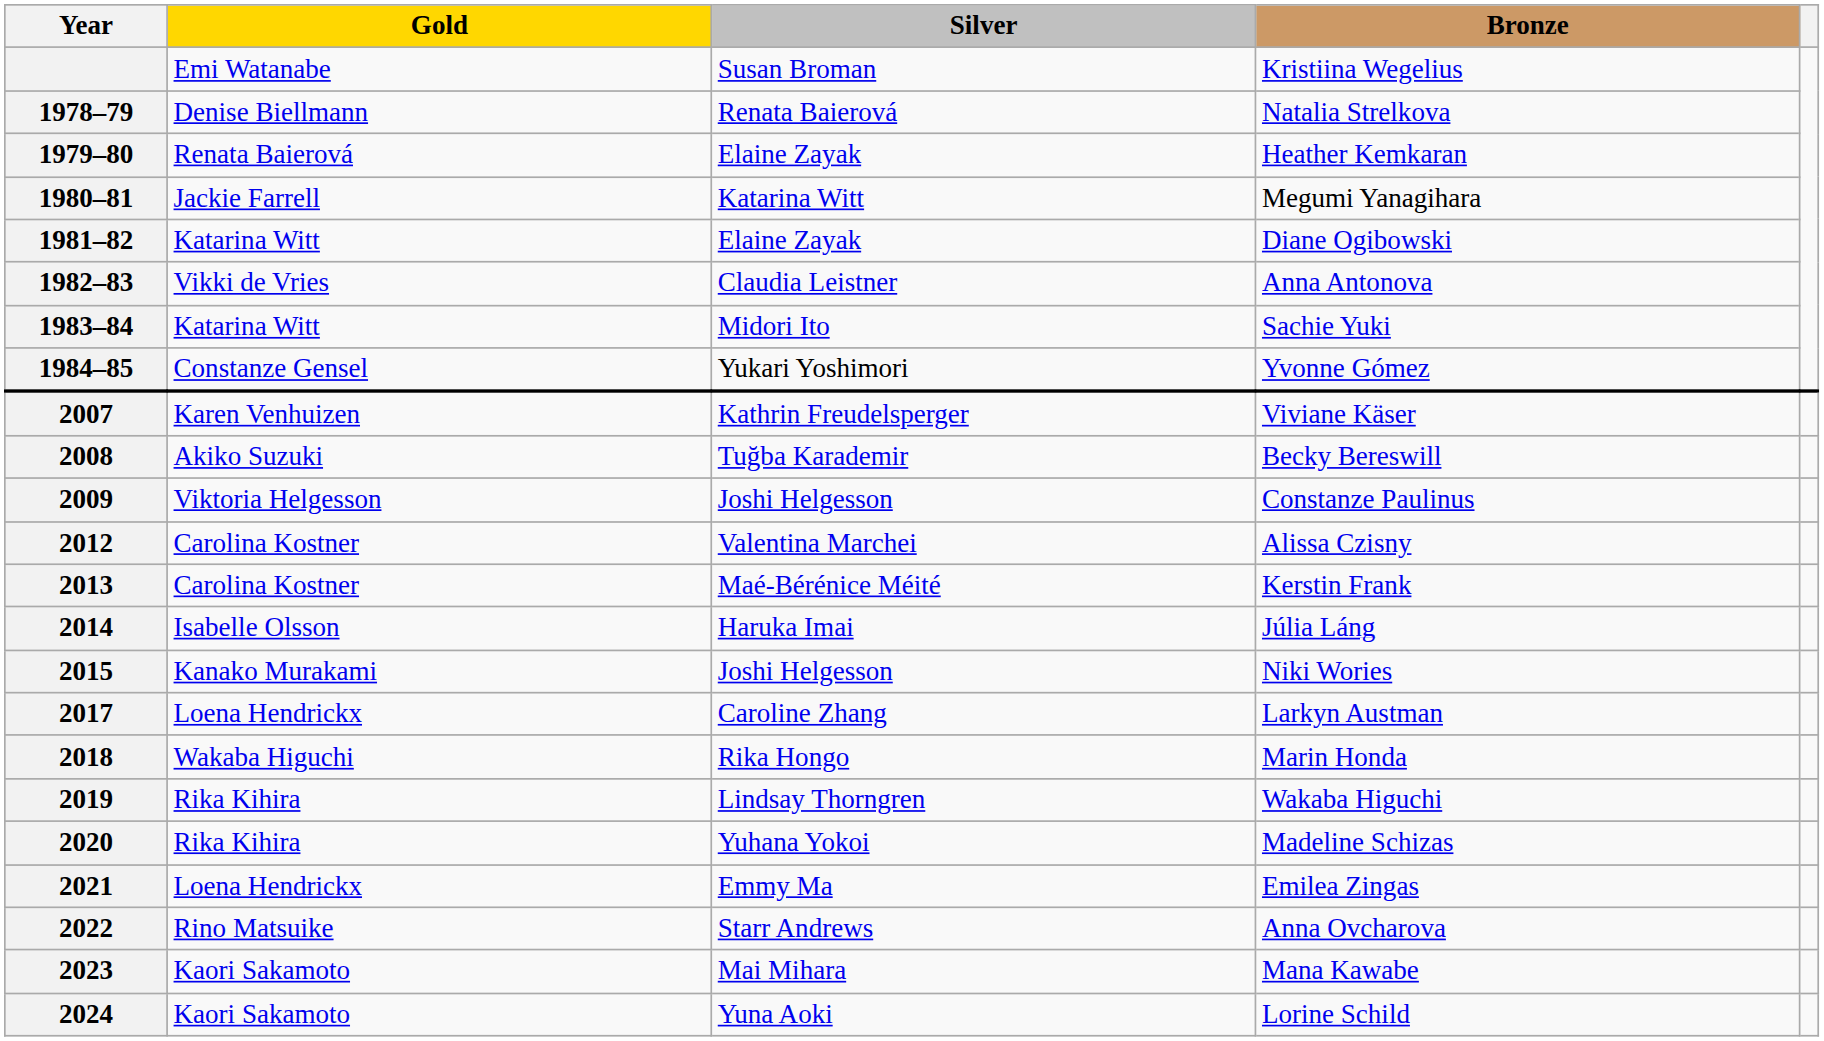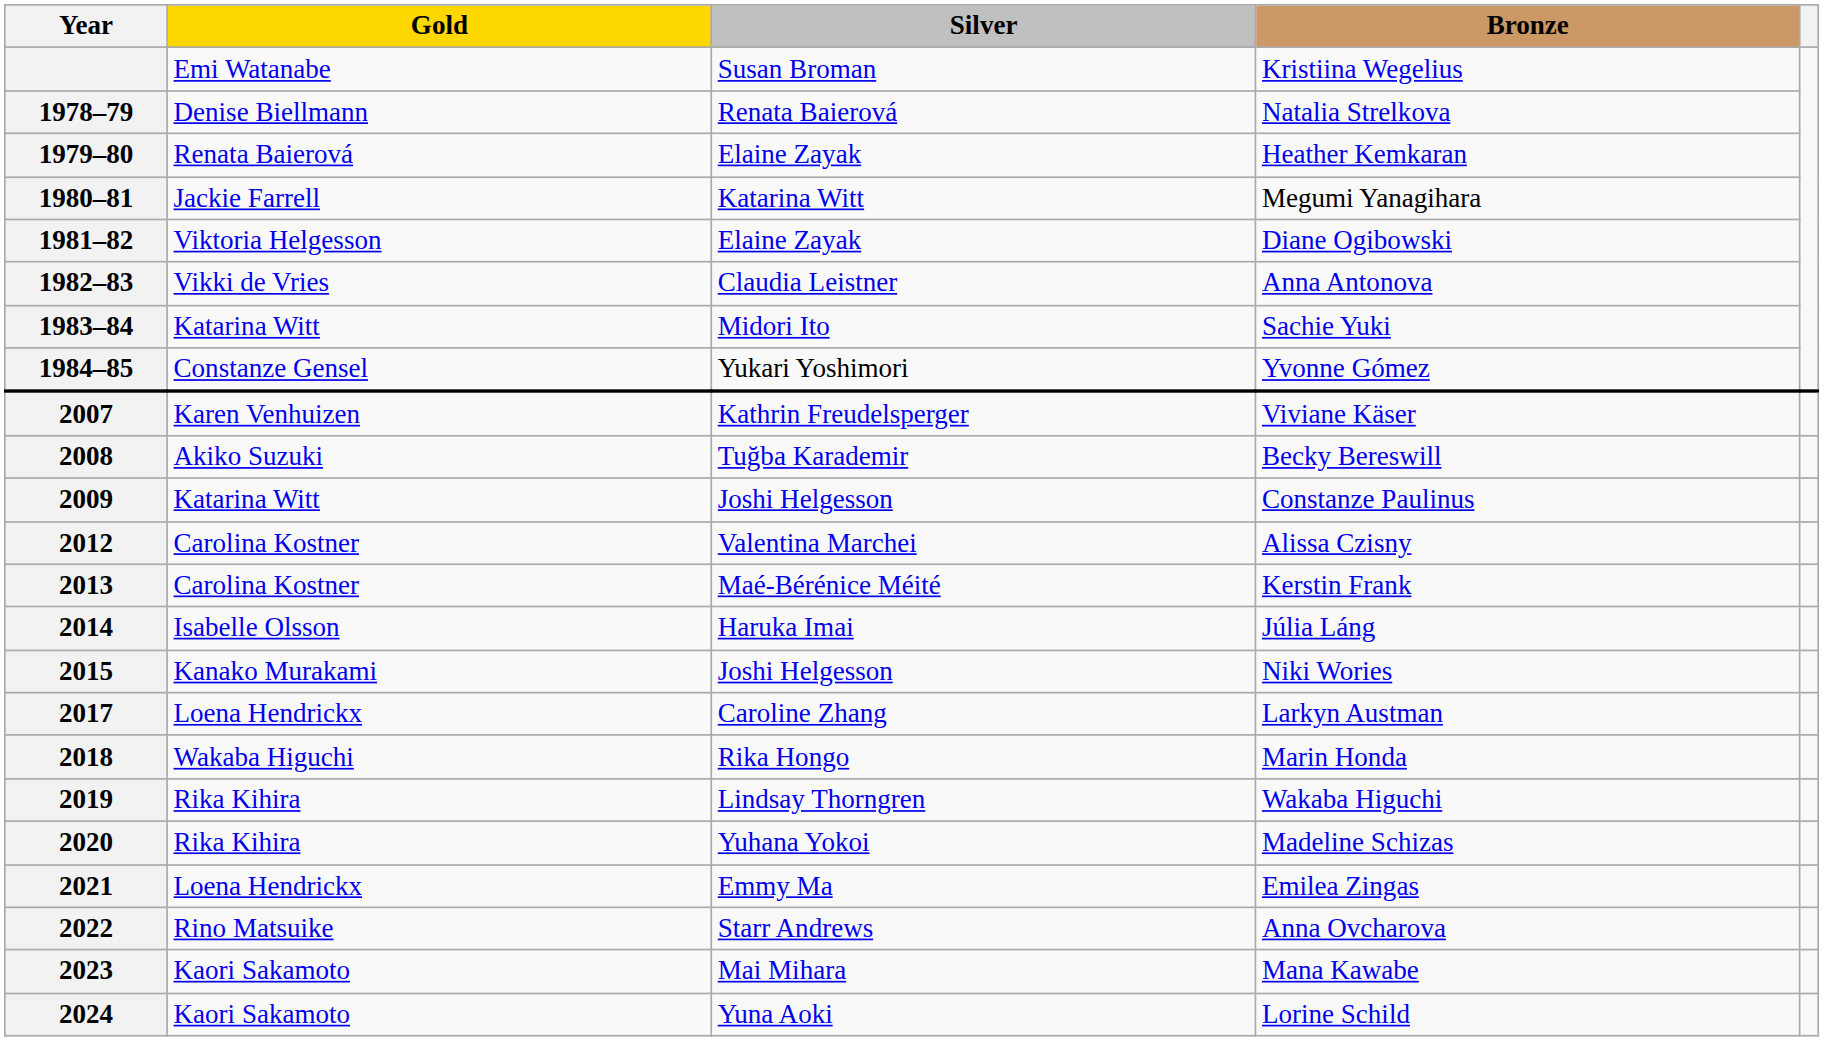(247, 240) Katarina Witt -> (278, 240) Viktoria Helgesson
(278, 499) Viktoria Helgesson -> (247, 499) Katarina Witt
